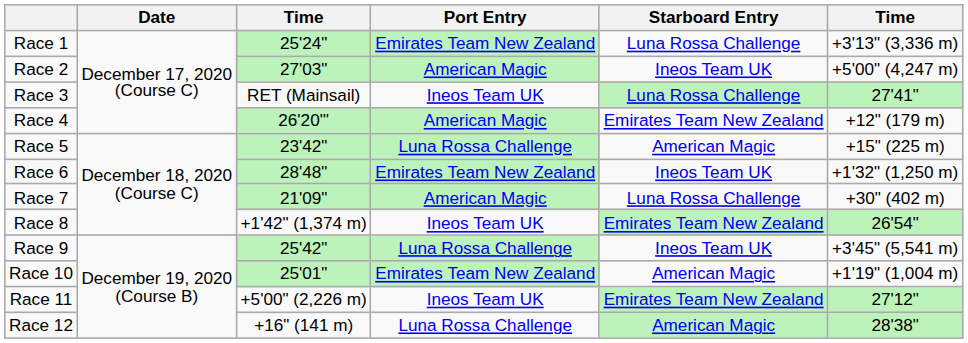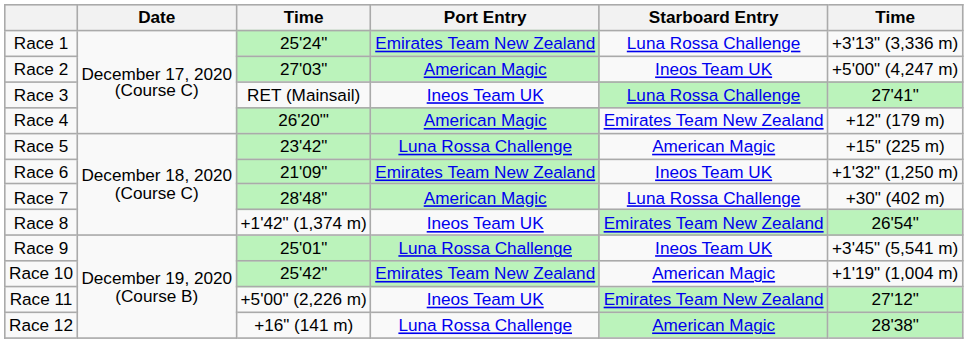(304, 171) 28'48" -> (304, 171) 21'09"
(304, 196) 21'09" -> (304, 196) 28'48"
(304, 247) 25'42" -> (304, 247) 25'01"
(304, 273) 25'01" -> (304, 273) 25'42"
